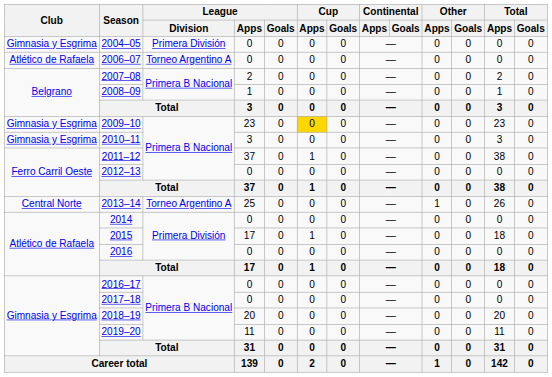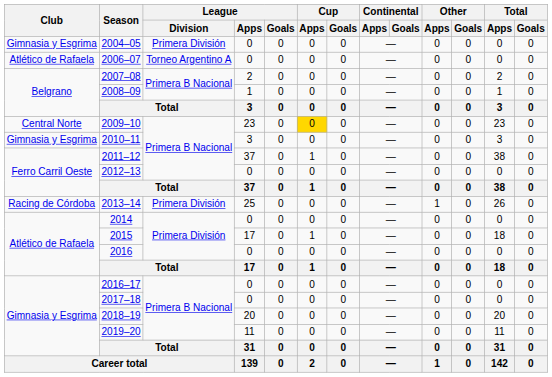(52, 124) Gimnasia y Esgrima -> (52, 124) Central Norte
(52, 204) Central Norte -> (52, 204) Racing de Córdoba
(189, 204) Torneo Argentino A -> (189, 204) Primera División
